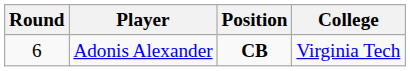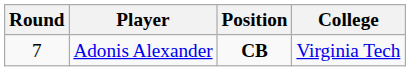(37, 50) 6 -> (37, 50) 7
